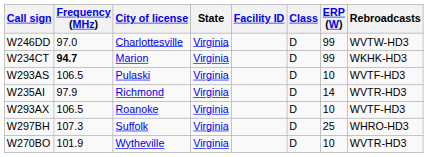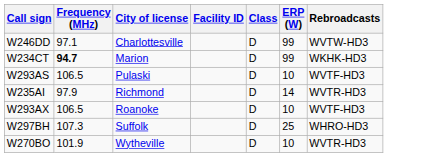- column: (211, 19)
(67, 42) 97.0 -> (67, 42) 97.1
